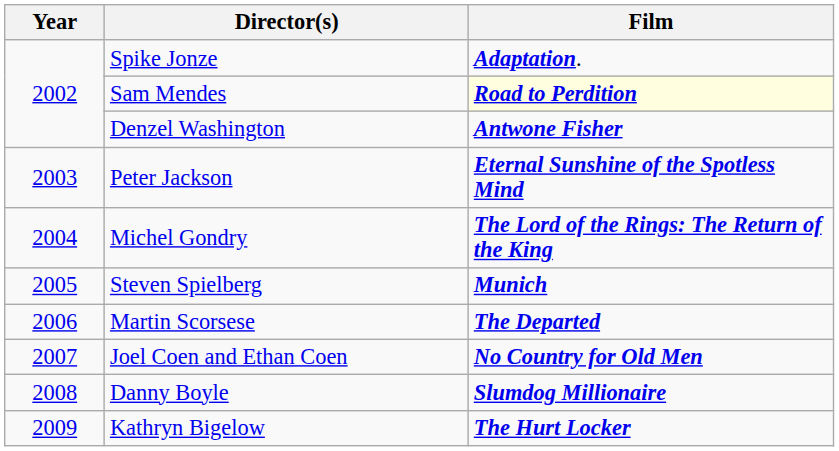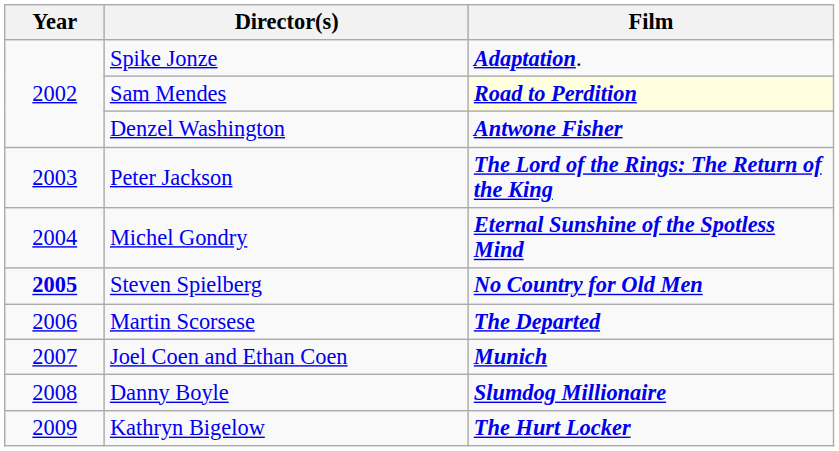(624, 176) Eternal Sunshine of the Spotless Mind -> (648, 176) The Lord of the Rings: The Return of the King
(648, 237) The Lord of the Rings: The Return of the King -> (624, 237) Eternal Sunshine of the Spotless Mind
(55, 285) normal -> (55, 285) bold
(511, 285) Munich -> (588, 285) No Country for Old Men
(588, 356) No Country for Old Men -> (511, 356) Munich
